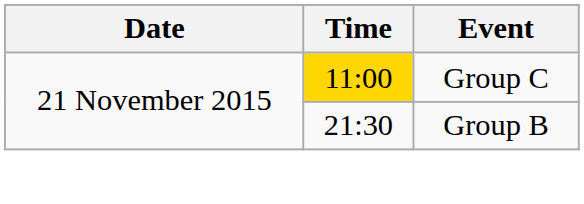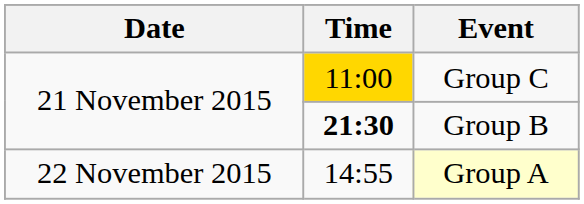(358, 125) normal -> (358, 125) bold
+ row: (496, 173)
